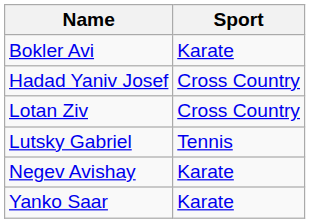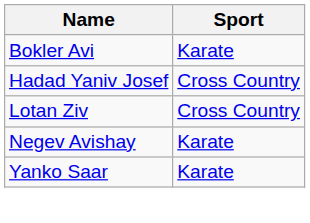- row: (70, 141)
